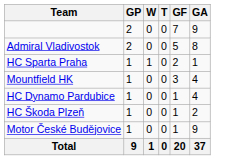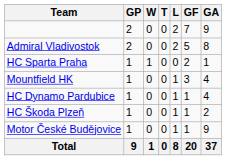+ column: (176, 12)
